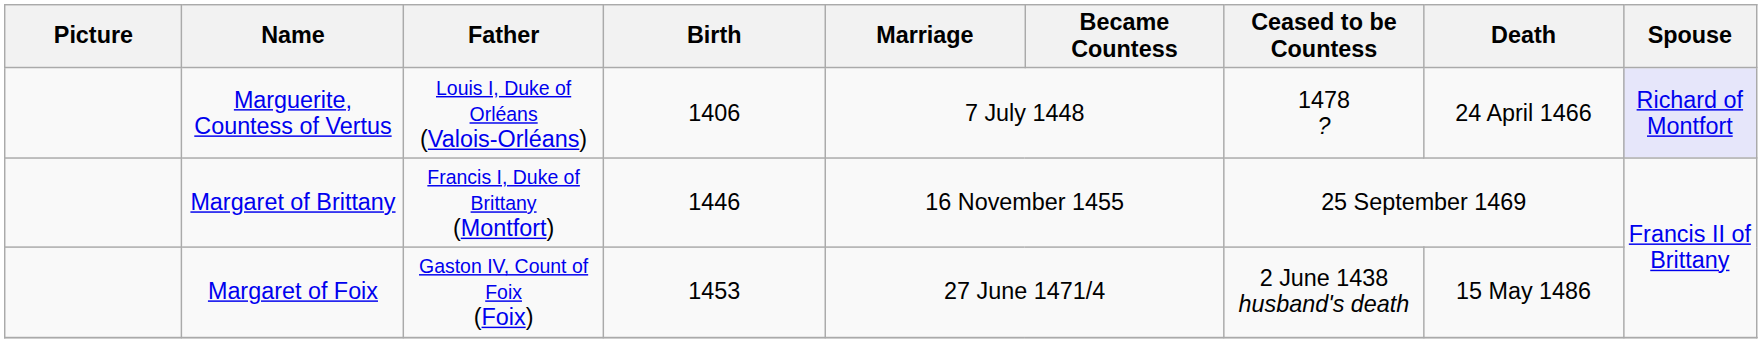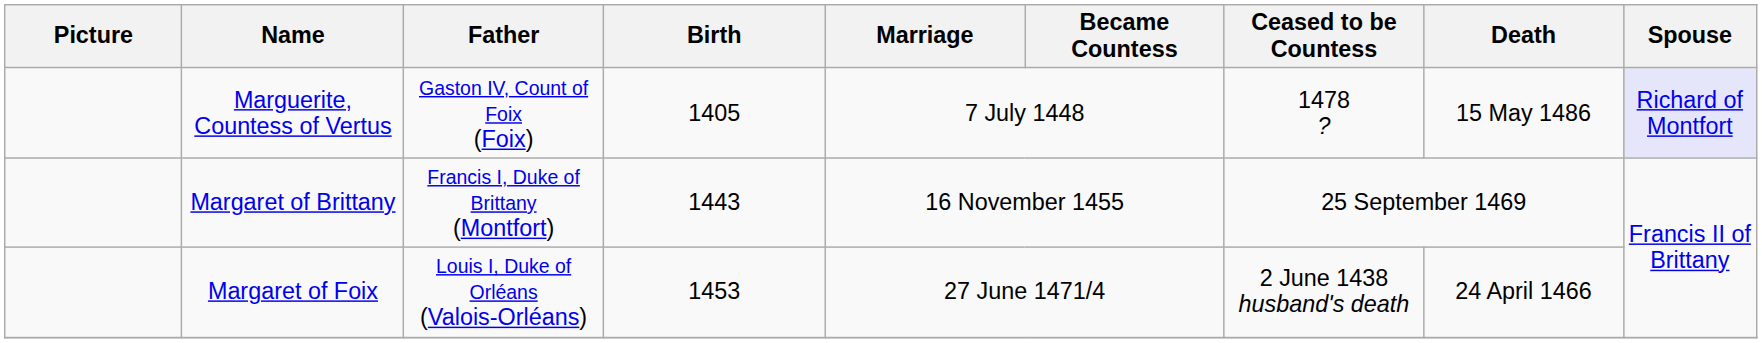(504, 114) Louis I, Duke of Orléans (Valois-Orléans) -> (504, 114) Gaston IV, Count of Foix (Foix)
(714, 112) 1406 -> (714, 112) 1405
(1523, 112) 24 April 1466 -> (1524, 112) 15 May 1486
(714, 202) 1446 -> (714, 202) 1443
(504, 293) Gaston IV, Count of Foix (Foix) -> (504, 293) Louis I, Duke of Orléans (Valois-Orléans)
(1524, 291) 15 May 1486 -> (1523, 291) 24 April 1466
